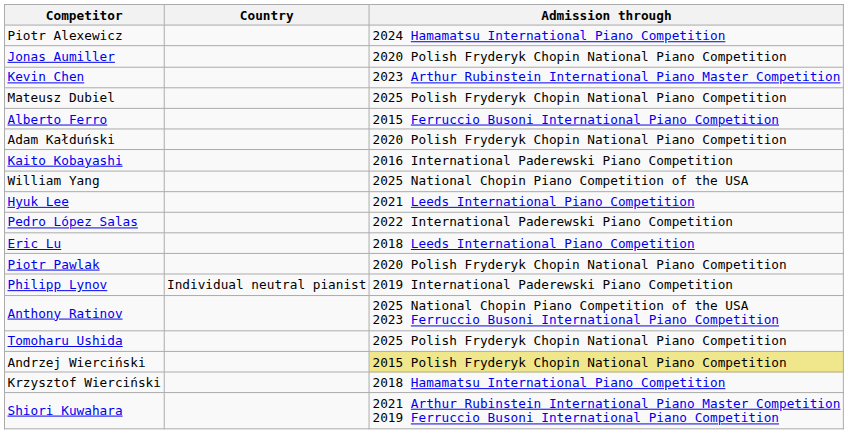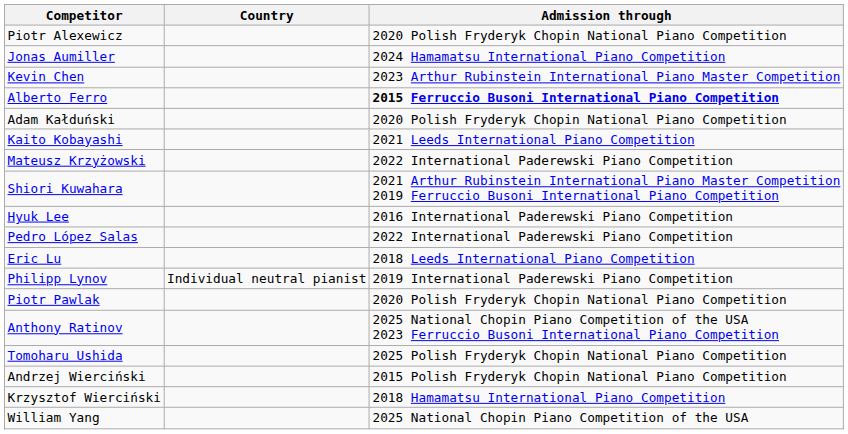(549, 36) 2024 Hamamatsu International Piano Competition -> (580, 36) 2020 Polish Fryderyk Chopin National Piano Competition
(580, 56) 2020 Polish Fryderyk Chopin National Piano Competition -> (549, 56) 2024 Hamamatsu International Piano Competition
- row: (61, 98)
(576, 119) normal -> (576, 98) bold
(553, 160) 2016 International Paderewski Piano Competition -> (534, 139) 2021 Leeds International Piano Competition
+ row: (77, 160)
rows swapped: (65, 411) <-> (54, 181)
(534, 202) 2021 Leeds International Piano Competition -> (553, 216) 2016 International Paderewski Piano Competition
rows swapped: (57, 285) <-> (54, 264)
(580, 362) khaki background -> (580, 376) no background
